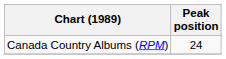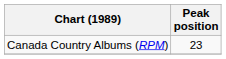(196, 44) 24 -> (196, 44) 23
